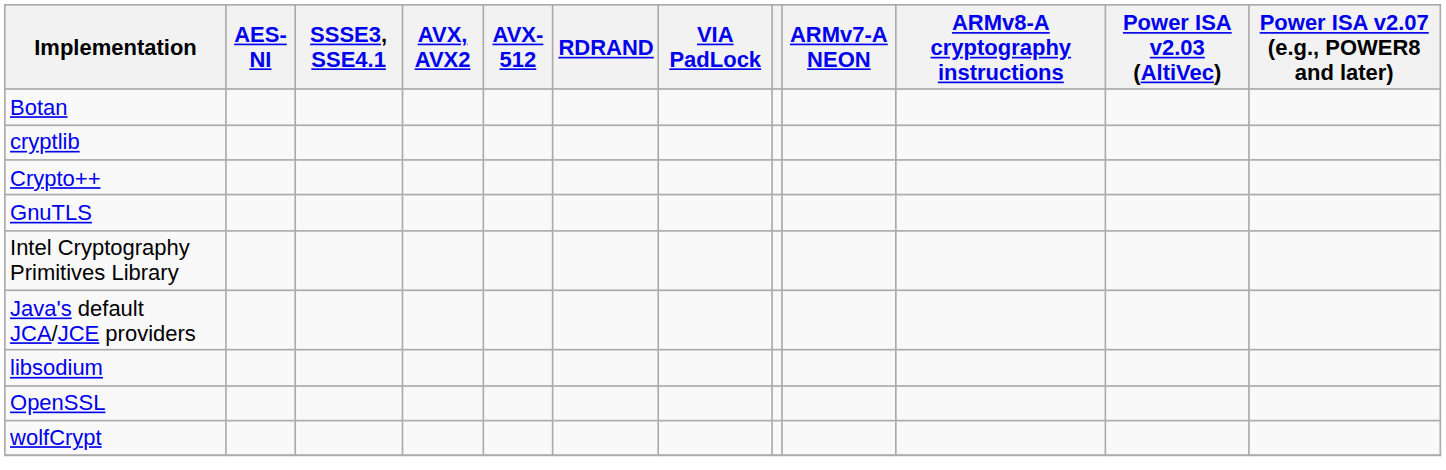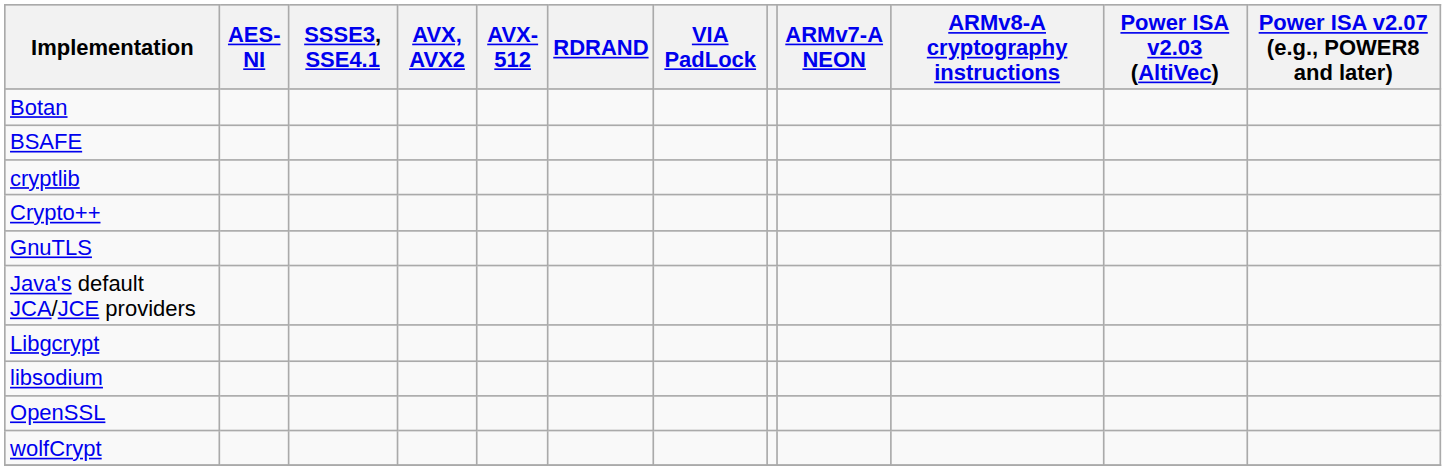+ row: (46, 143)
- row: (100, 260)
+ row: (55, 343)
